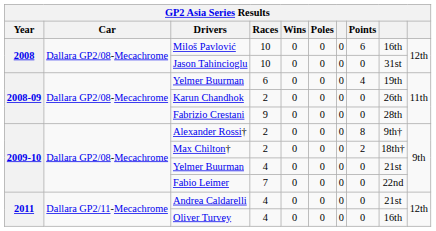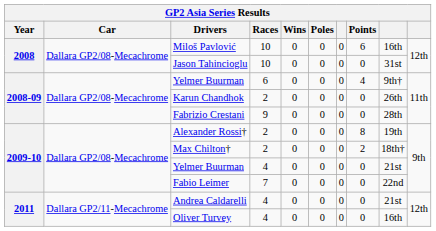(393, 80) 19th -> (393, 80) 9th†
(393, 131) 9th† -> (393, 131) 19th
